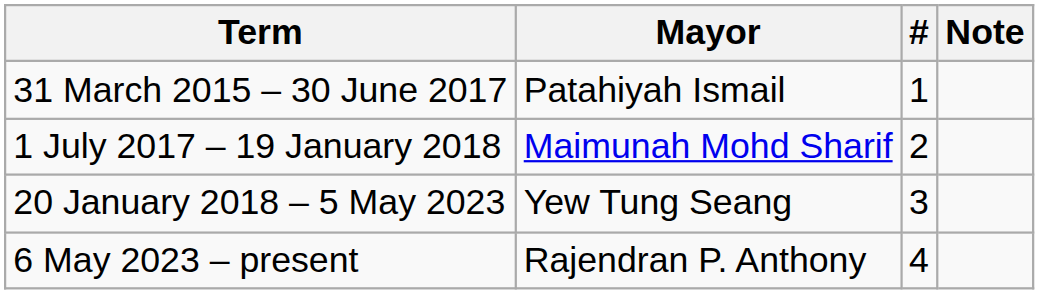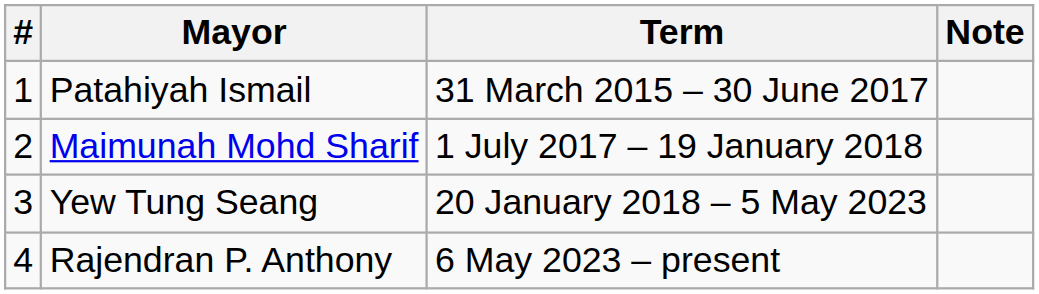columns swapped: (919, 32) <-> (260, 32)
